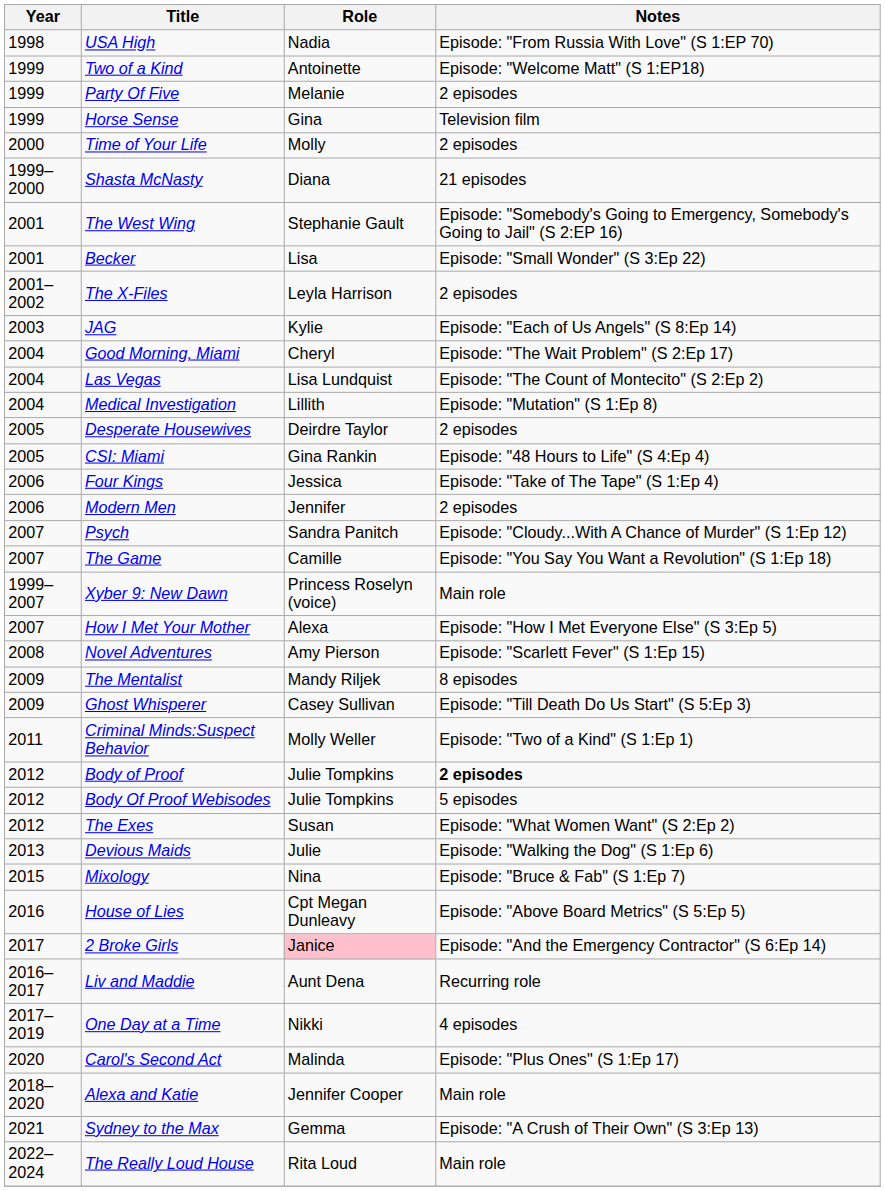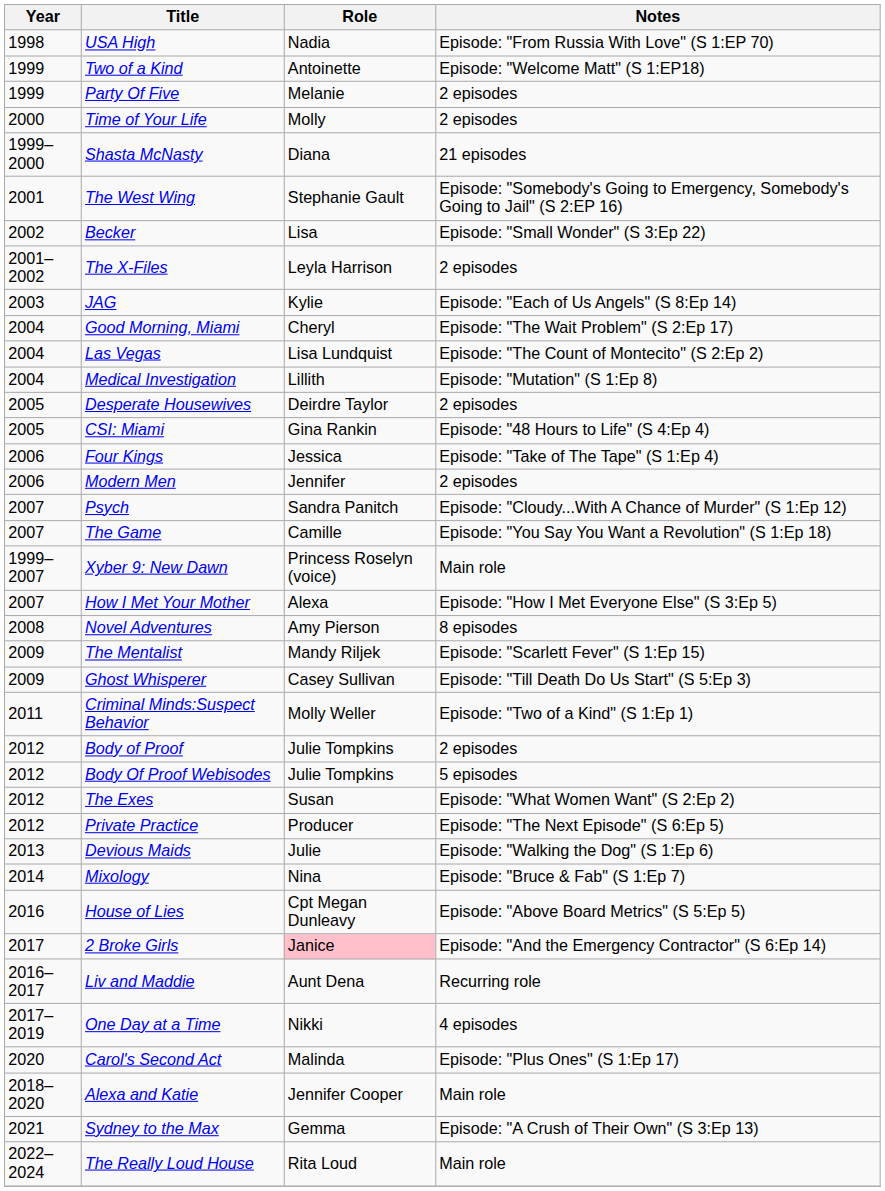- row: (132, 119)
(26, 258) 2001 -> (26, 233) 2002
(572, 653) Episode: "Scarlett Fever" (S 1:Ep 15) -> (478, 628) 8 episodes
(478, 679) 8 episodes -> (572, 653) Episode: "Scarlett Fever" (S 1:Ep 15)
(481, 774) bold -> (478, 748) normal
+ row: (142, 825)
(26, 877) 2015 -> (26, 877) 2014
